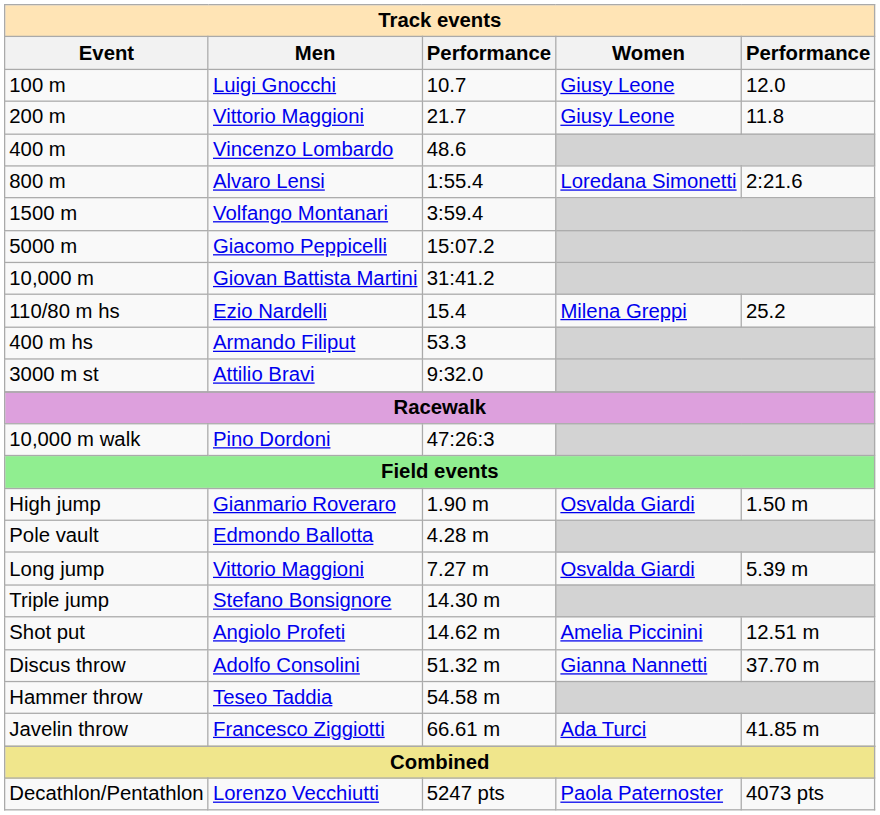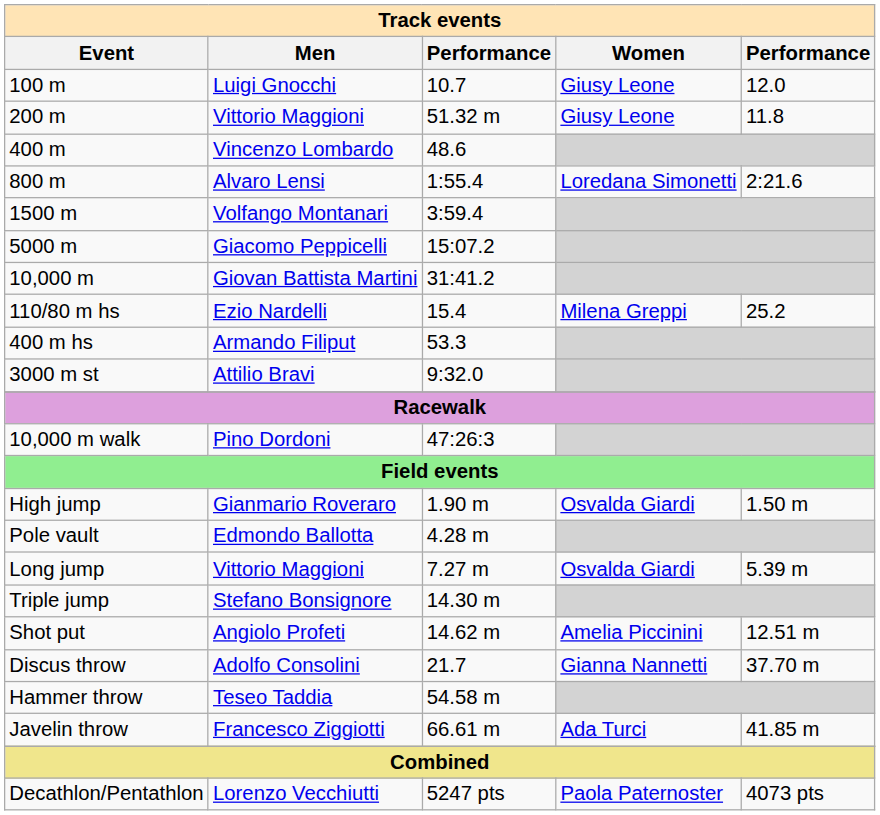(447, 117) 21.7 -> (463, 117) 51.32 m
(463, 665) 51.32 m -> (447, 665) 21.7
